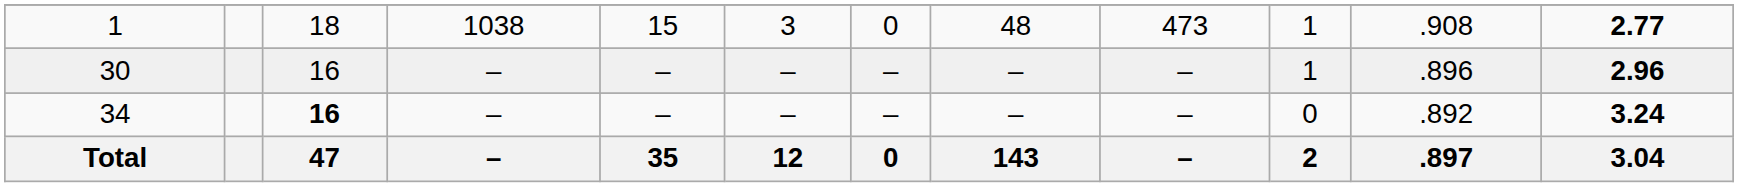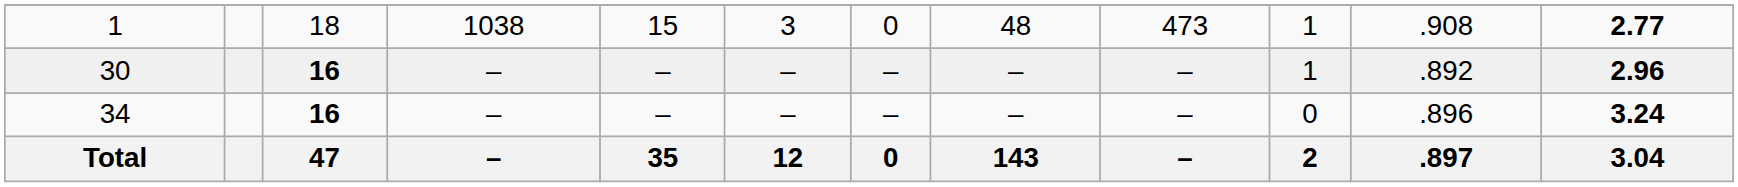(324, 70) normal -> (324, 70) bold
(1446, 70) .896 -> (1446, 70) .892
(1446, 114) .892 -> (1446, 114) .896
